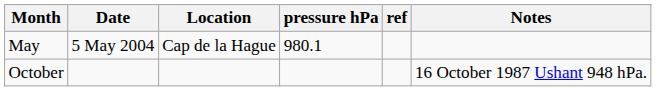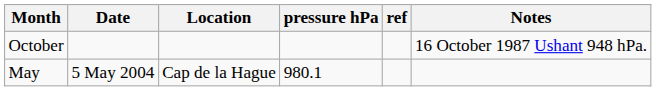rows swapped: (24, 45) <-> (36, 72)
